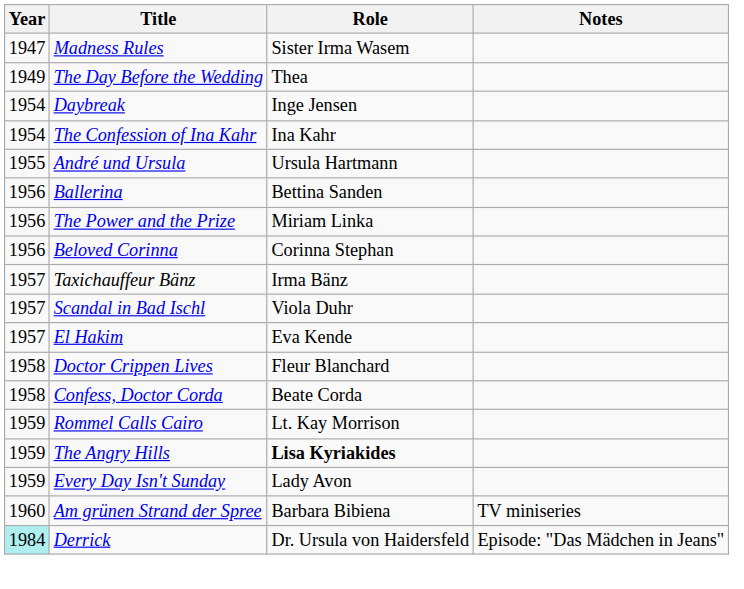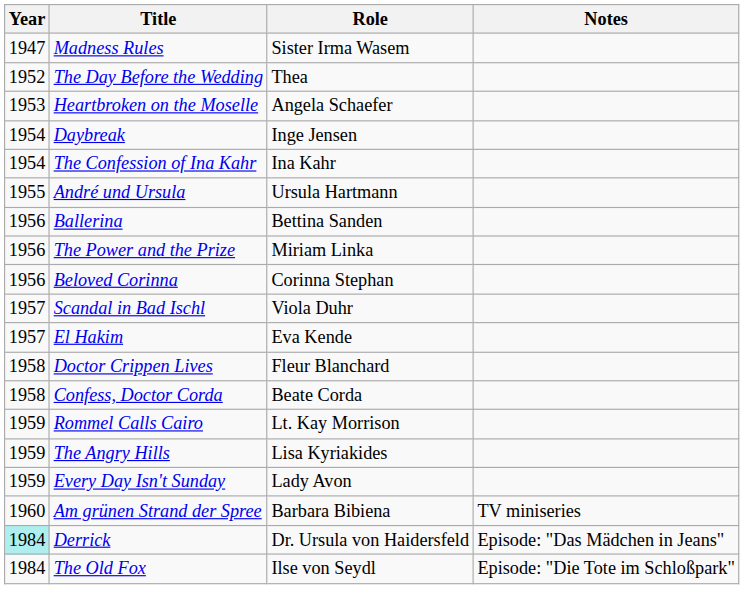(27, 76) 1949 -> (27, 76) 1952
+ row: (156, 105)
- row: (125, 279)
(334, 452) bold -> (329, 452) normal
+ row: (100, 568)
